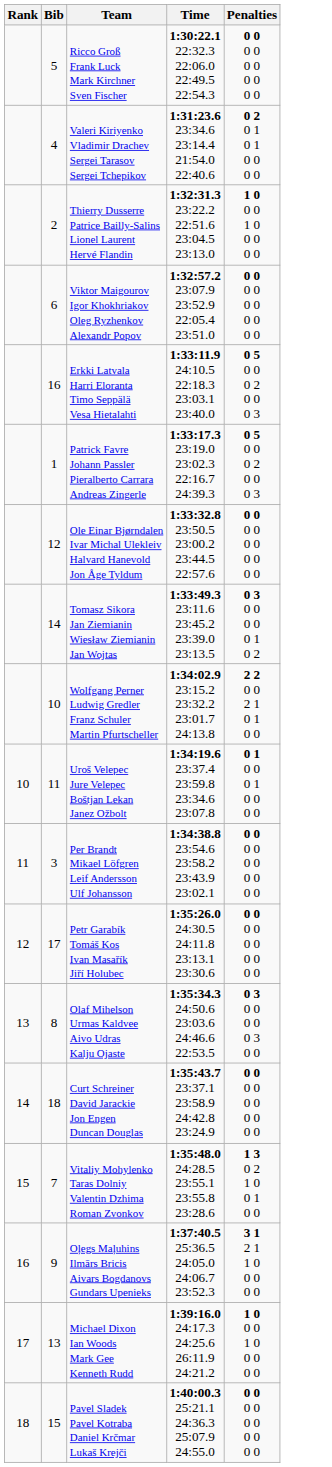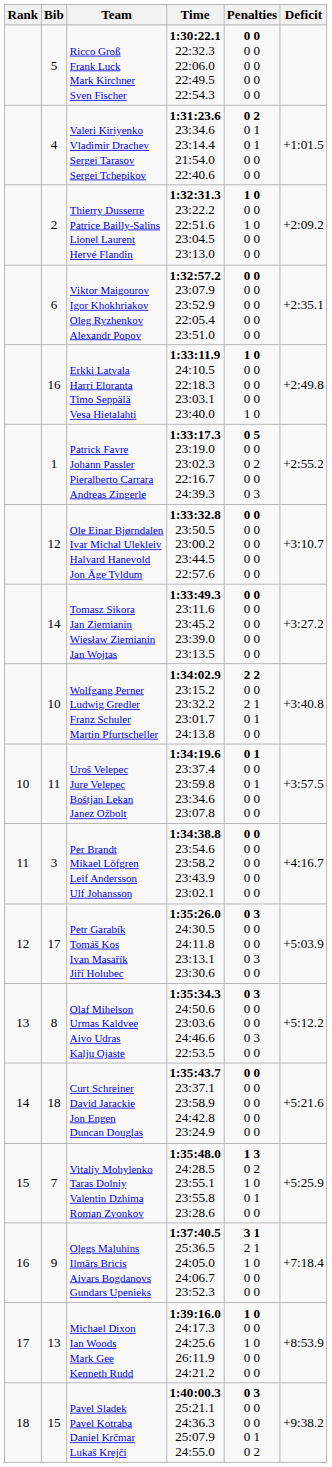+ column: (303, 14)
(252, 384) 0 5 0 0 0 2 0 0 0 3 -> (252, 384) 1 0 0 0 0 0 0 0 1 0
(252, 624) 0 3 0 0 0 0 0 1 0 2 -> (252, 624) 0 0 0 0 0 0 0 0 0 0
(252, 943) 0 0 0 0 0 0 0 0 0 0 -> (252, 943) 0 3 0 0 0 0 0 3 0 0
(252, 1422) 0 0 0 0 0 0 0 0 0 0 -> (252, 1422) 0 3 0 0 0 0 0 1 0 2
